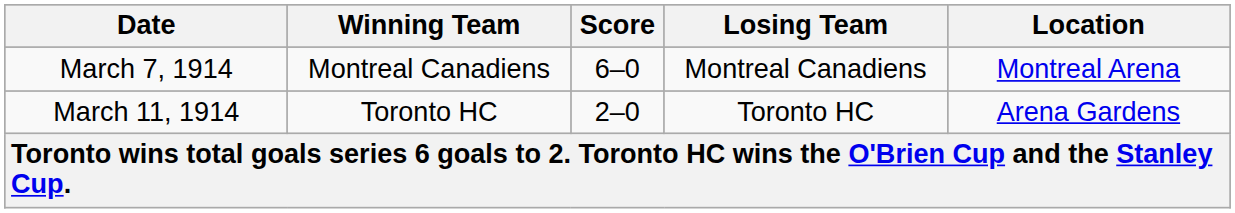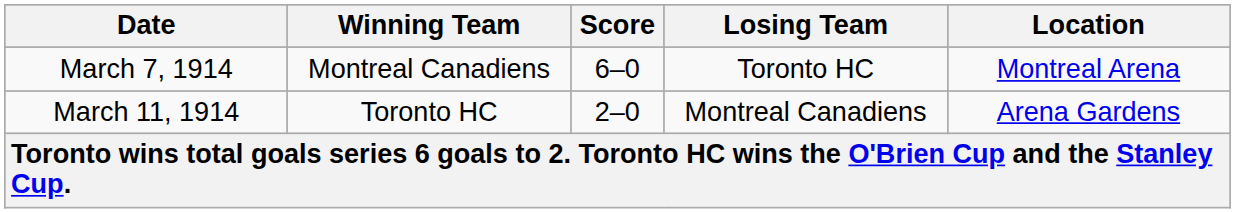(806, 68) Montreal Canadiens -> (806, 68) Toronto HC
(806, 111) Toronto HC -> (806, 111) Montreal Canadiens
